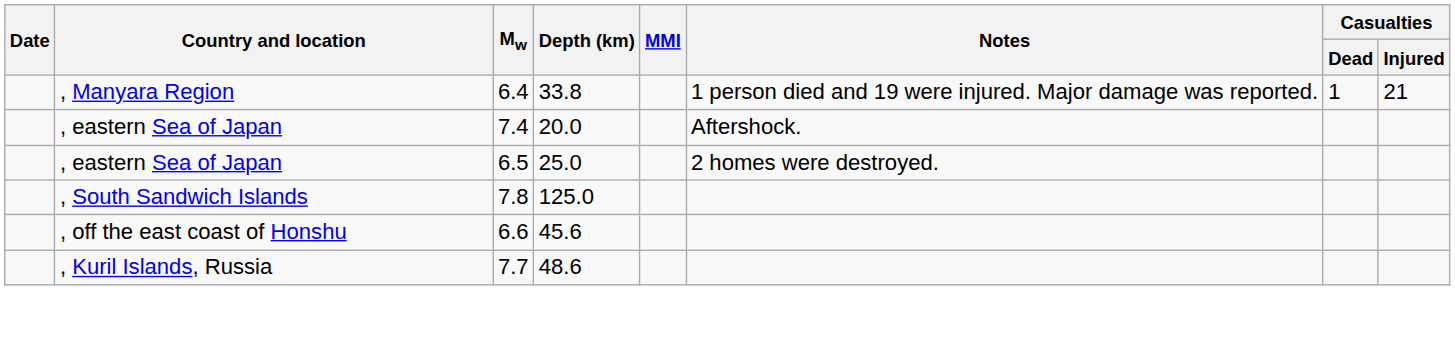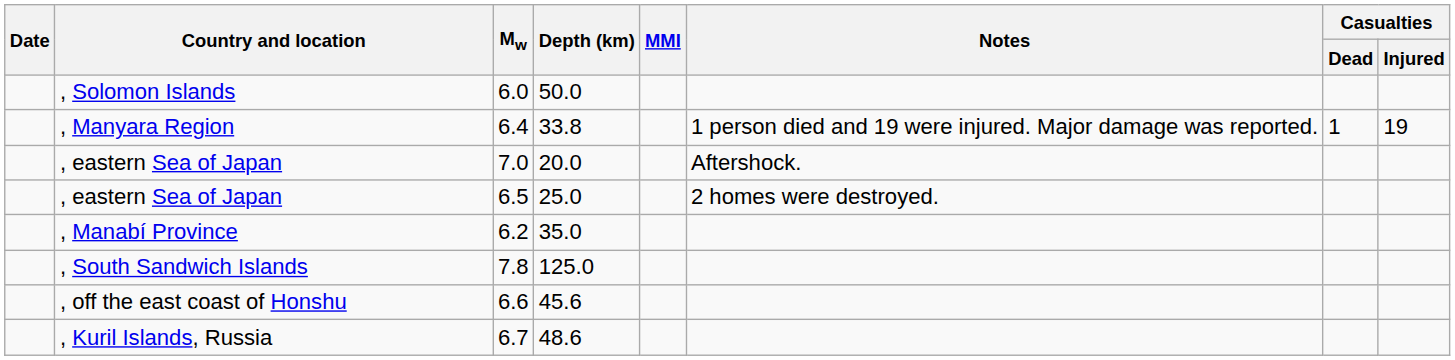+ row: (560, 92)
(1396, 92) 21 -> (1396, 127) 19
(513, 127) 7.4 -> (513, 162) 7.0
+ row: (560, 232)
(513, 267) 7.7 -> (513, 337) 6.7
